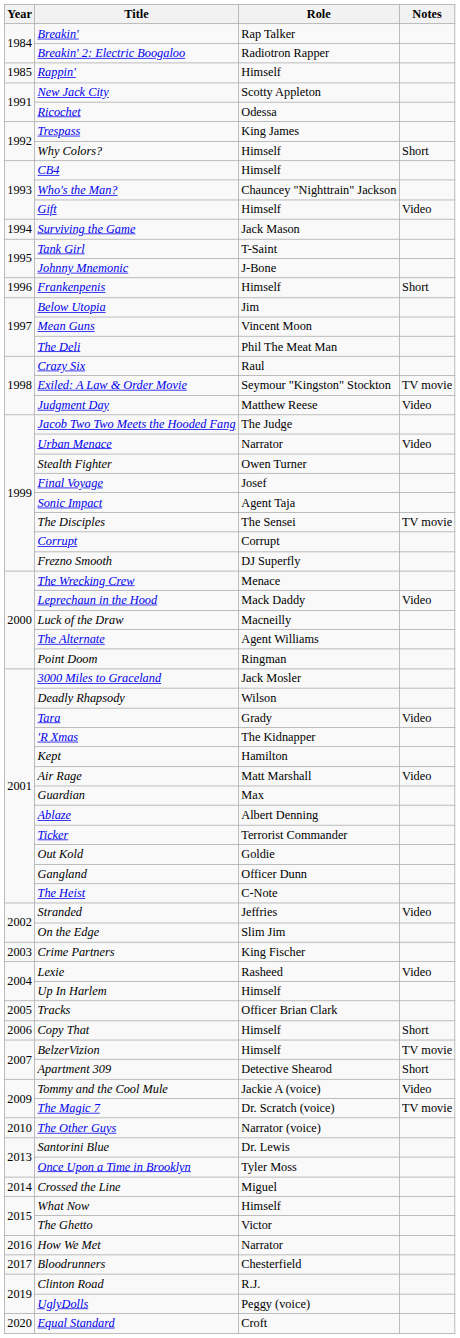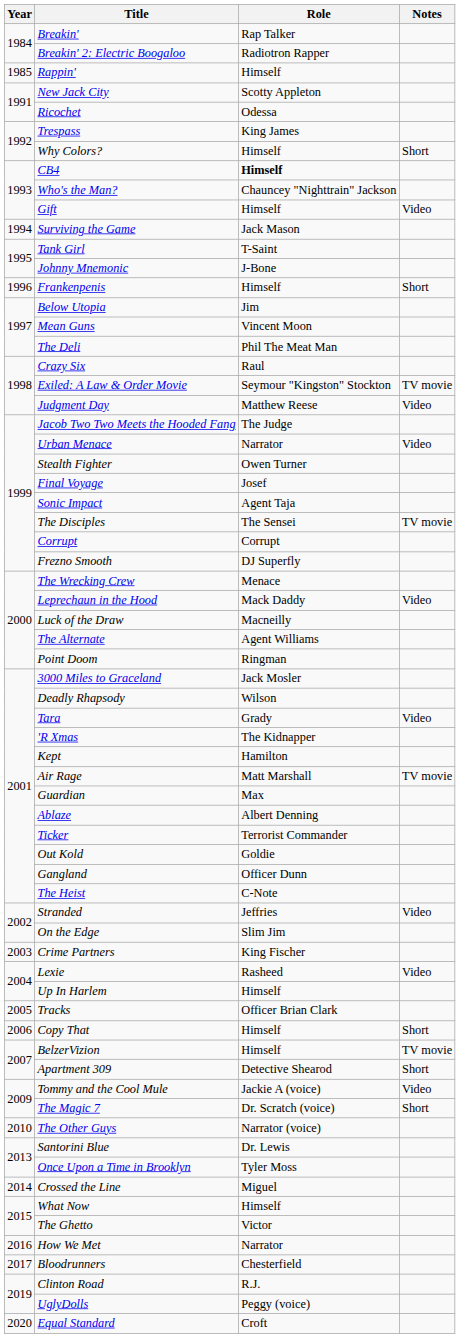(261, 170) normal -> (262, 170) bold
(417, 776) Video -> (427, 776) TV movie
(427, 1108) TV movie -> (415, 1108) Short
